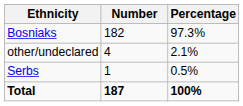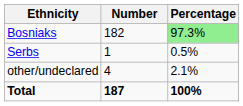(188, 33) no background -> (188, 33) lightgreen background
rows swapped: (23, 71) <-> (53, 52)
